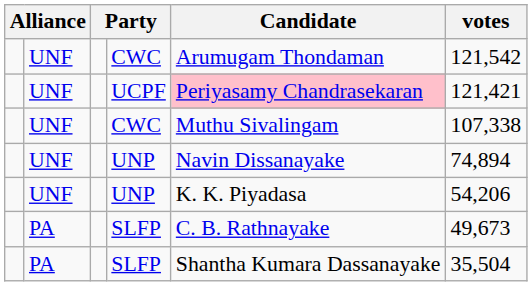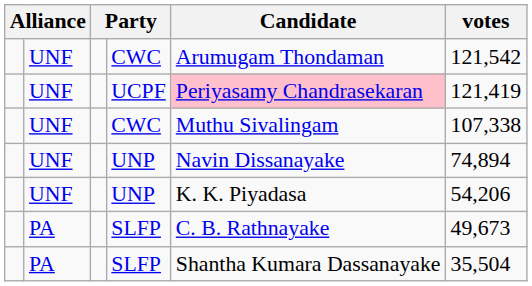(486, 90) 121,421 -> (486, 90) 121,419
